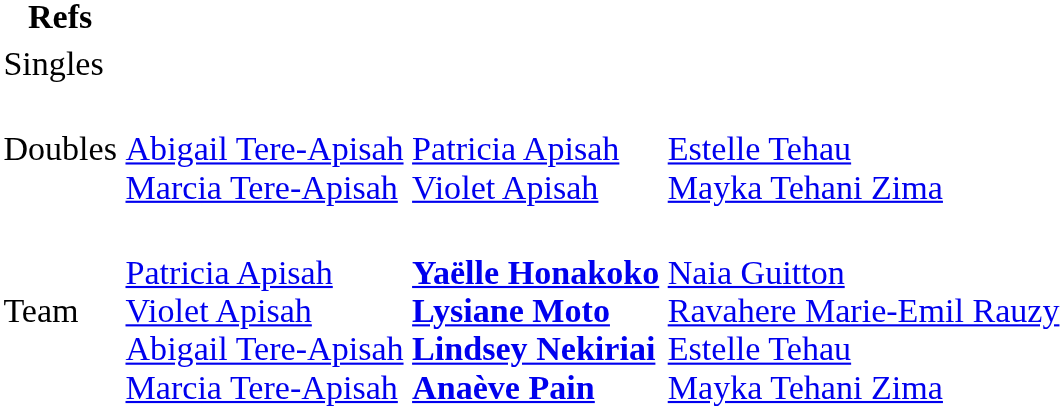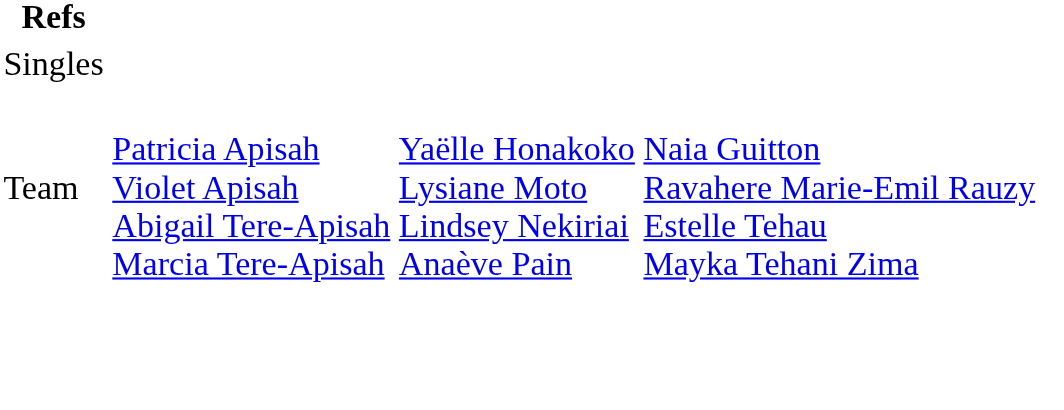- row: (60, 149)
(536, 330) bold -> (517, 206) normal
